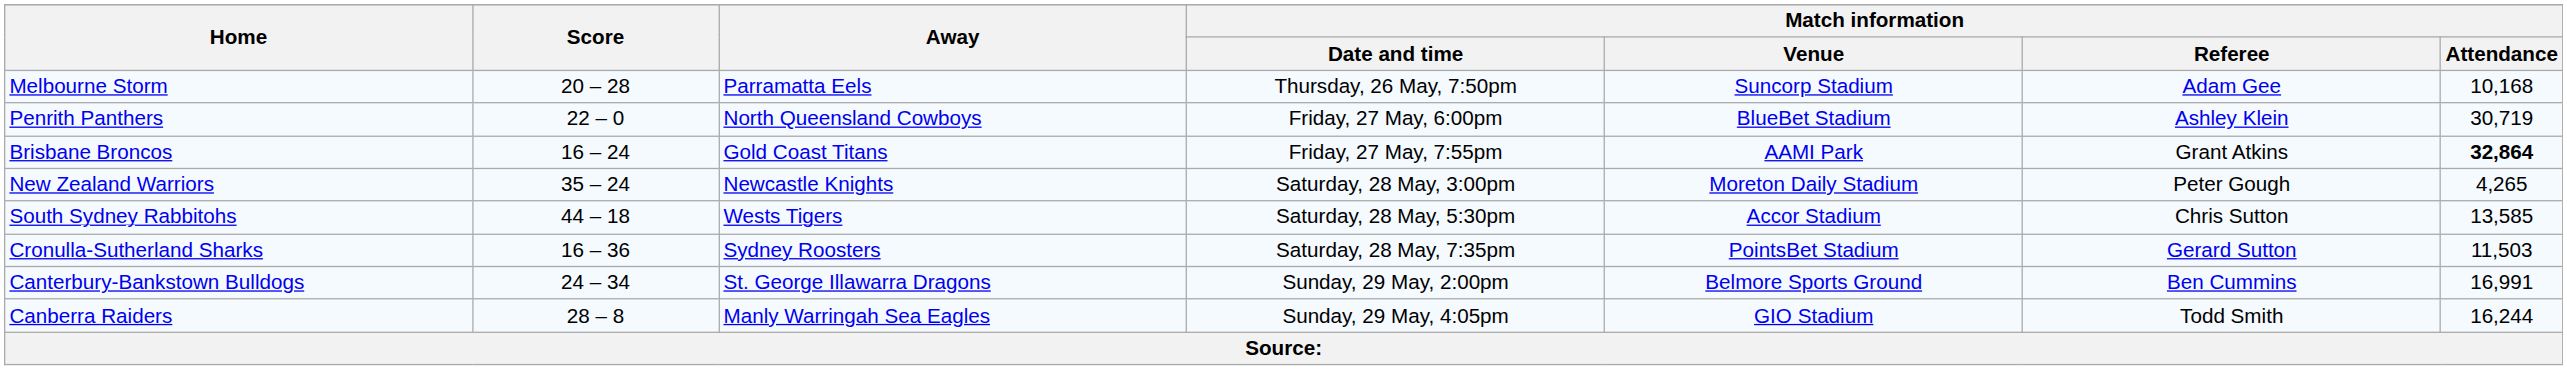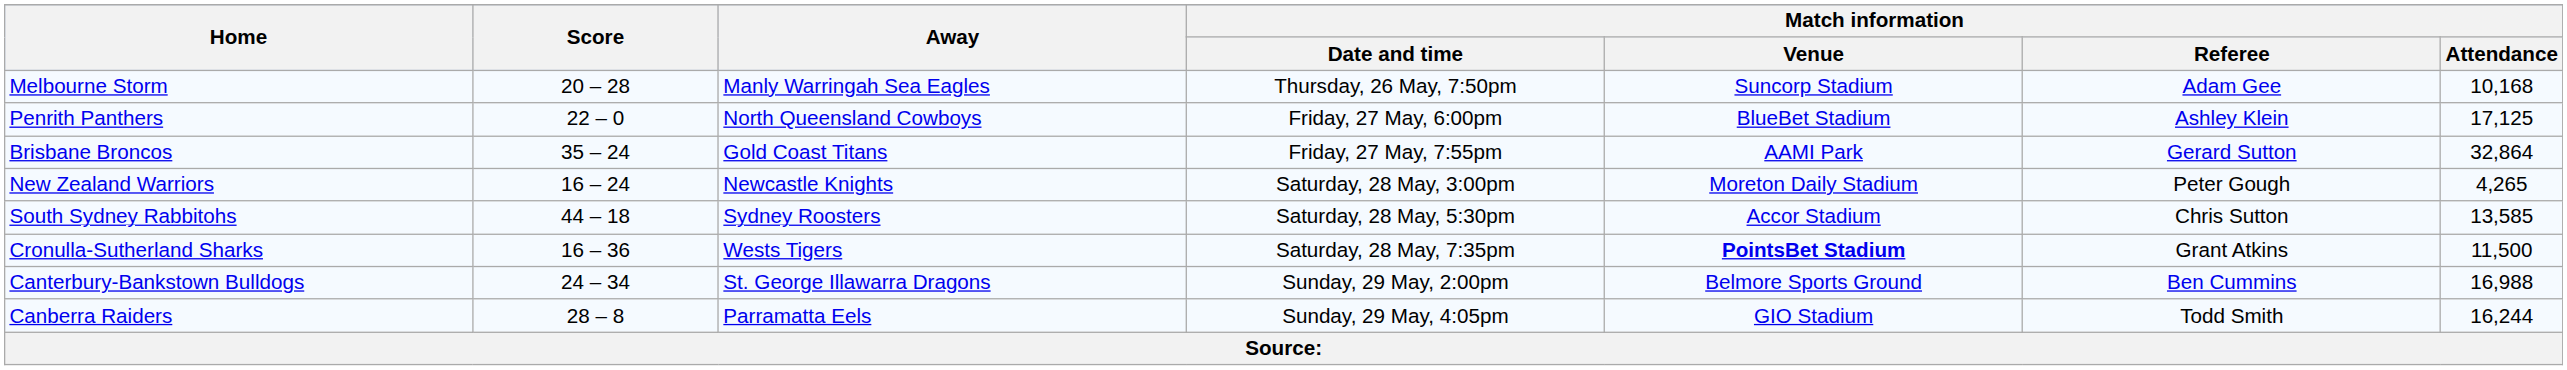(797, 86) Parramatta Eels -> (857, 86) Manly Warringah Sea Eagles
(2502, 119) 30,719 -> (2502, 119) 17,125
(596, 151) 16 – 24 -> (595, 151) 35 – 24
(2232, 151) Grant Atkins -> (2232, 151) Gerard Sutton
(2502, 151) bold -> (2502, 151) normal
(596, 184) 35 – 24 -> (595, 184) 16 – 24
(783, 217) Wests Tigers -> (802, 217) Sydney Roosters
(802, 250) Sydney Roosters -> (783, 250) Wests Tigers
(1814, 250) normal -> (1814, 250) bold
(2232, 250) Gerard Sutton -> (2232, 250) Grant Atkins
(2502, 250) 11,503 -> (2502, 250) 11,500
(2502, 282) 16,991 -> (2502, 282) 16,988
(857, 315) Manly Warringah Sea Eagles -> (797, 315) Parramatta Eels
